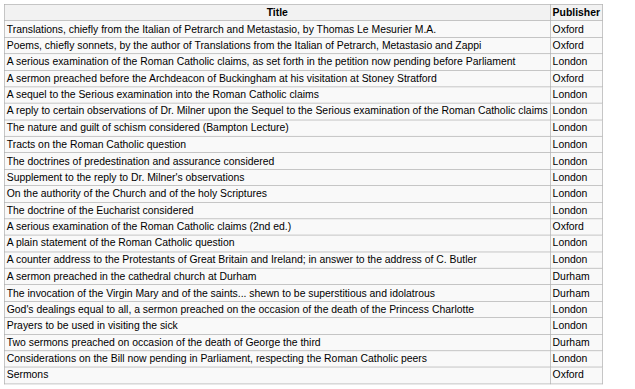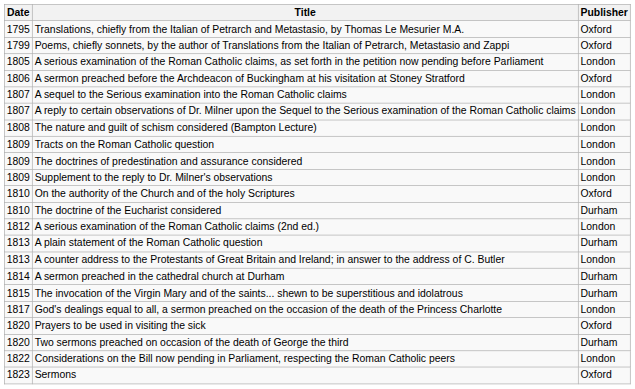+ column: (18, 12)
(570, 194) London -> (596, 194) Oxford
(570, 210) London -> (599, 210) Durham
(568, 227) Oxford -> (598, 227) London
(570, 243) London -> (599, 243) Durham
(570, 326) London -> (596, 326) Oxford
